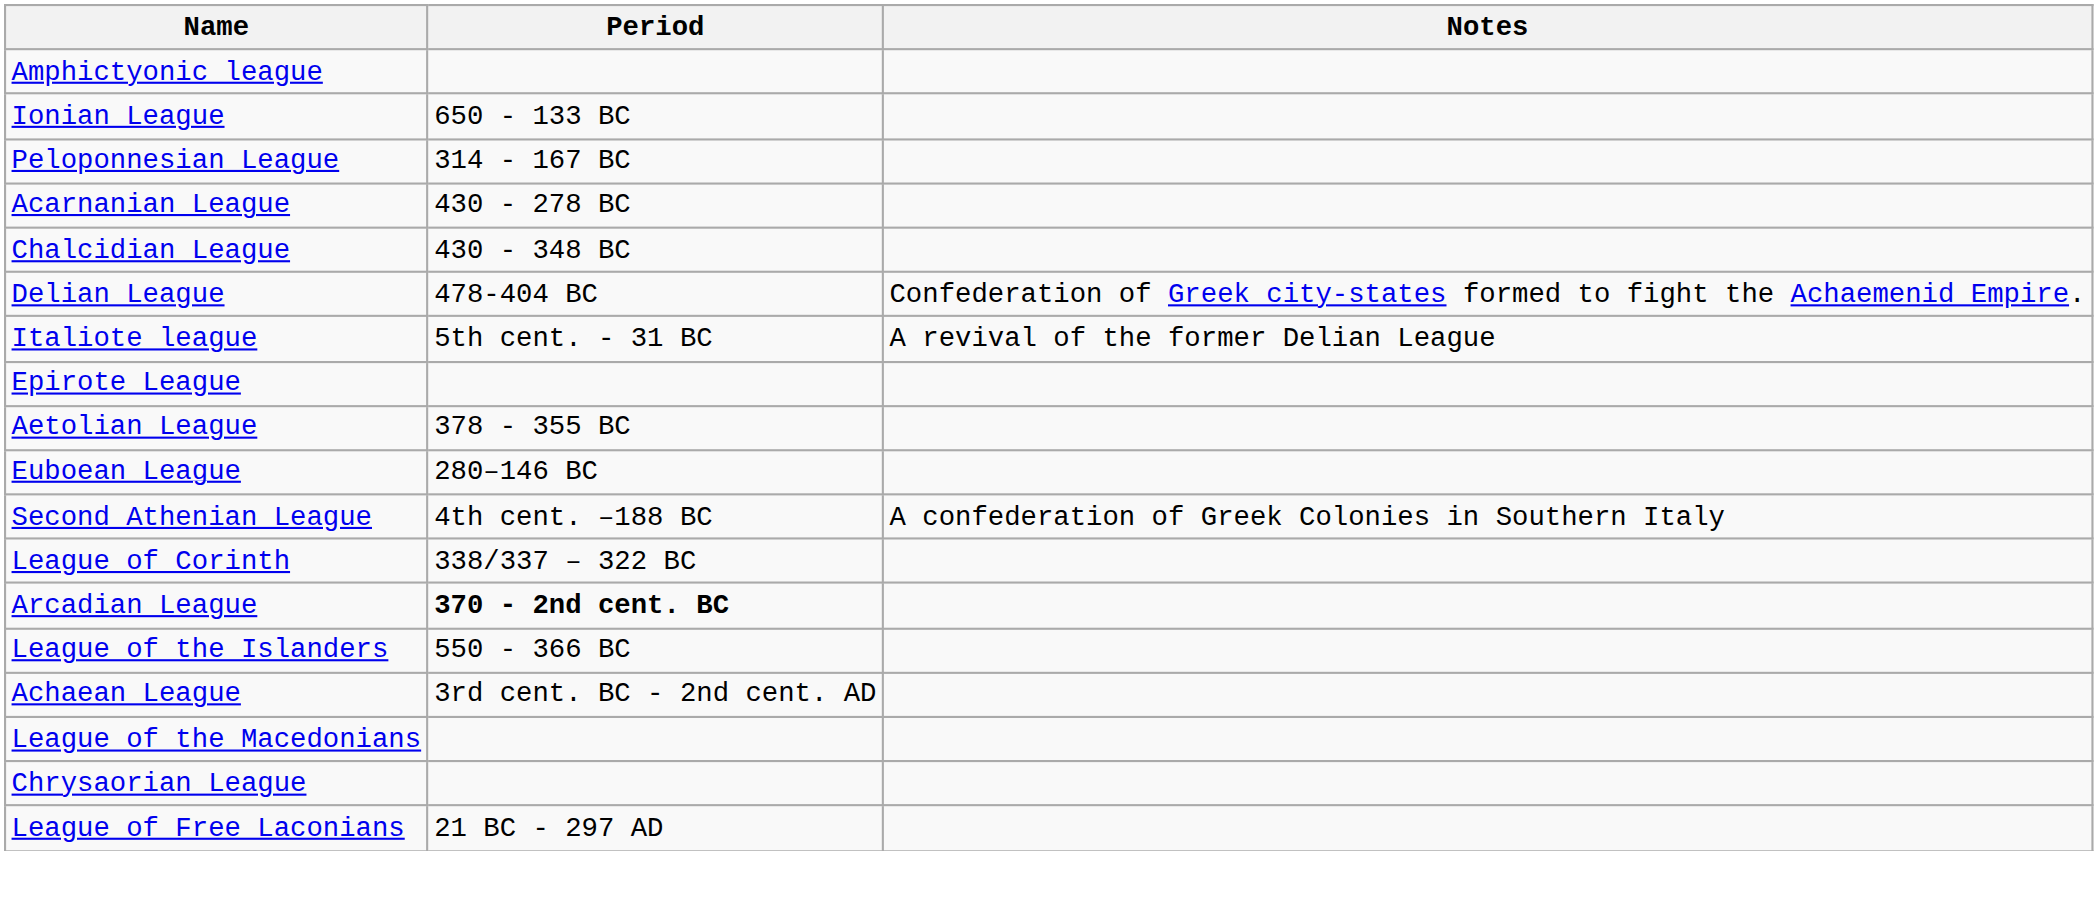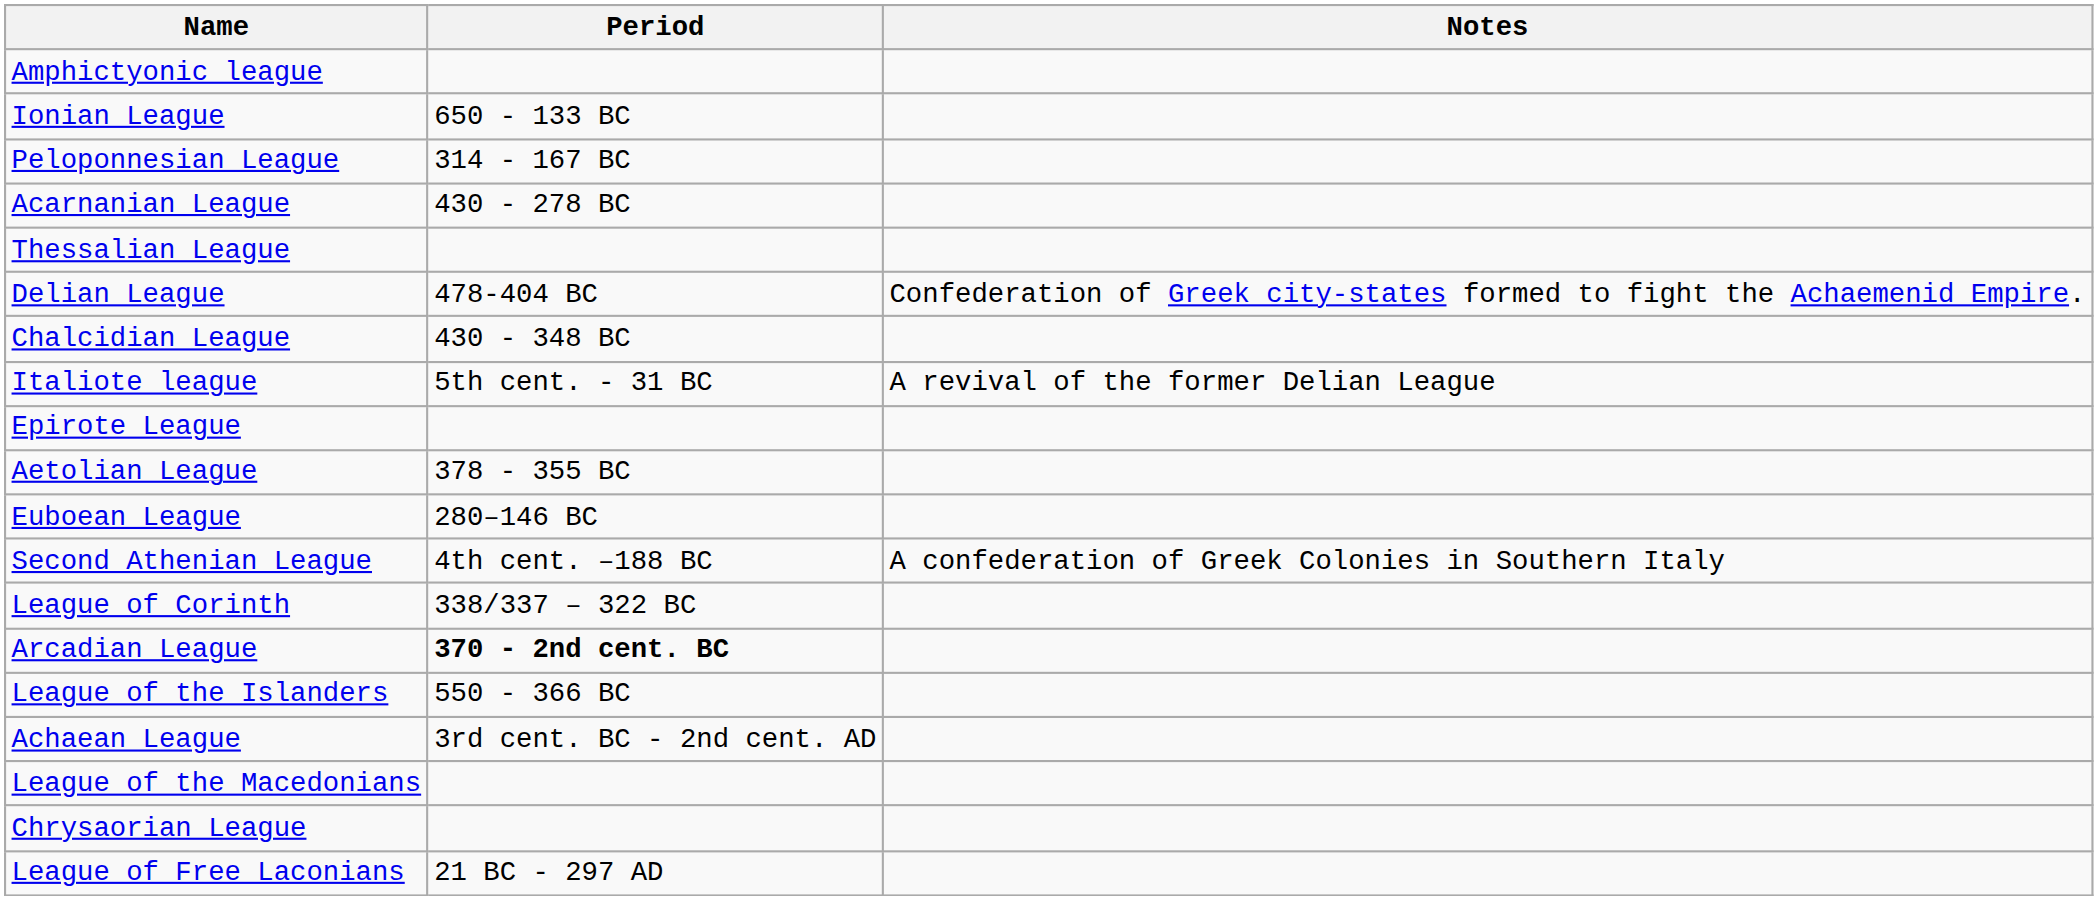+ row: (151, 250)
rows swapped: (118, 294) <-> (151, 250)
